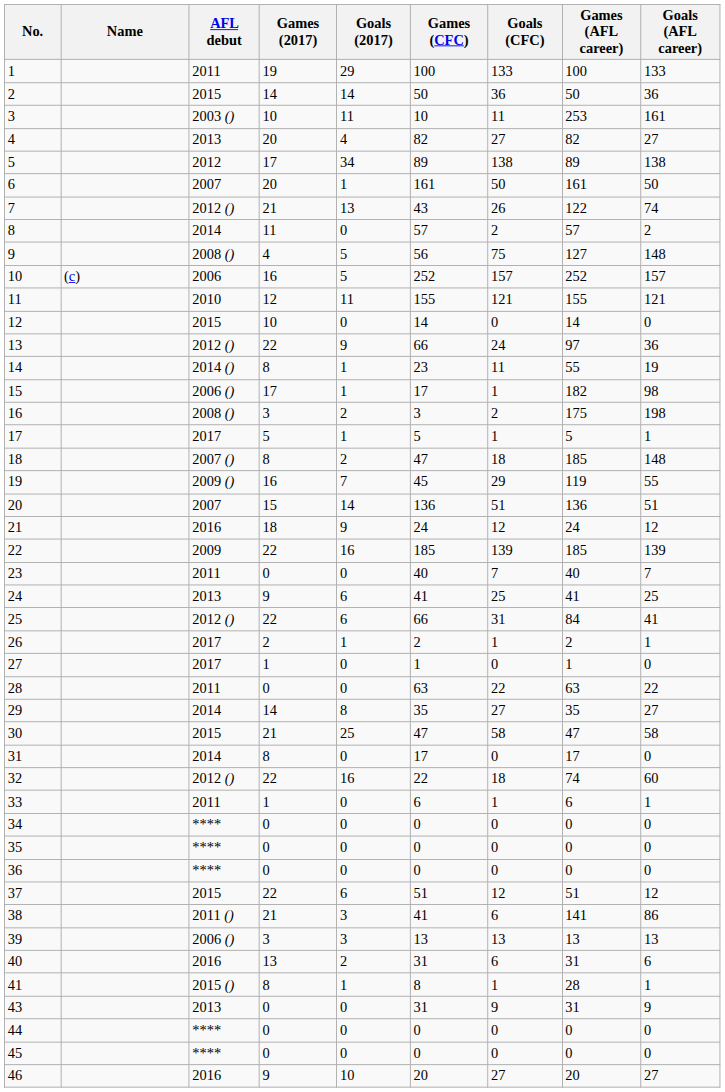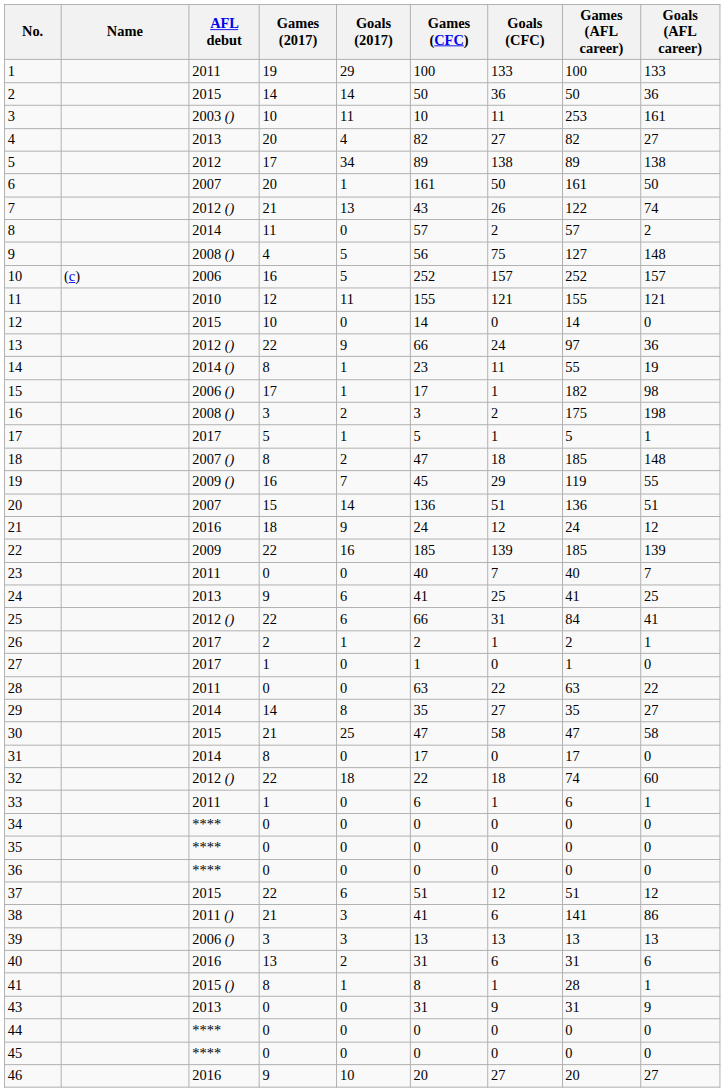(347, 779) 16 -> (347, 779) 18
